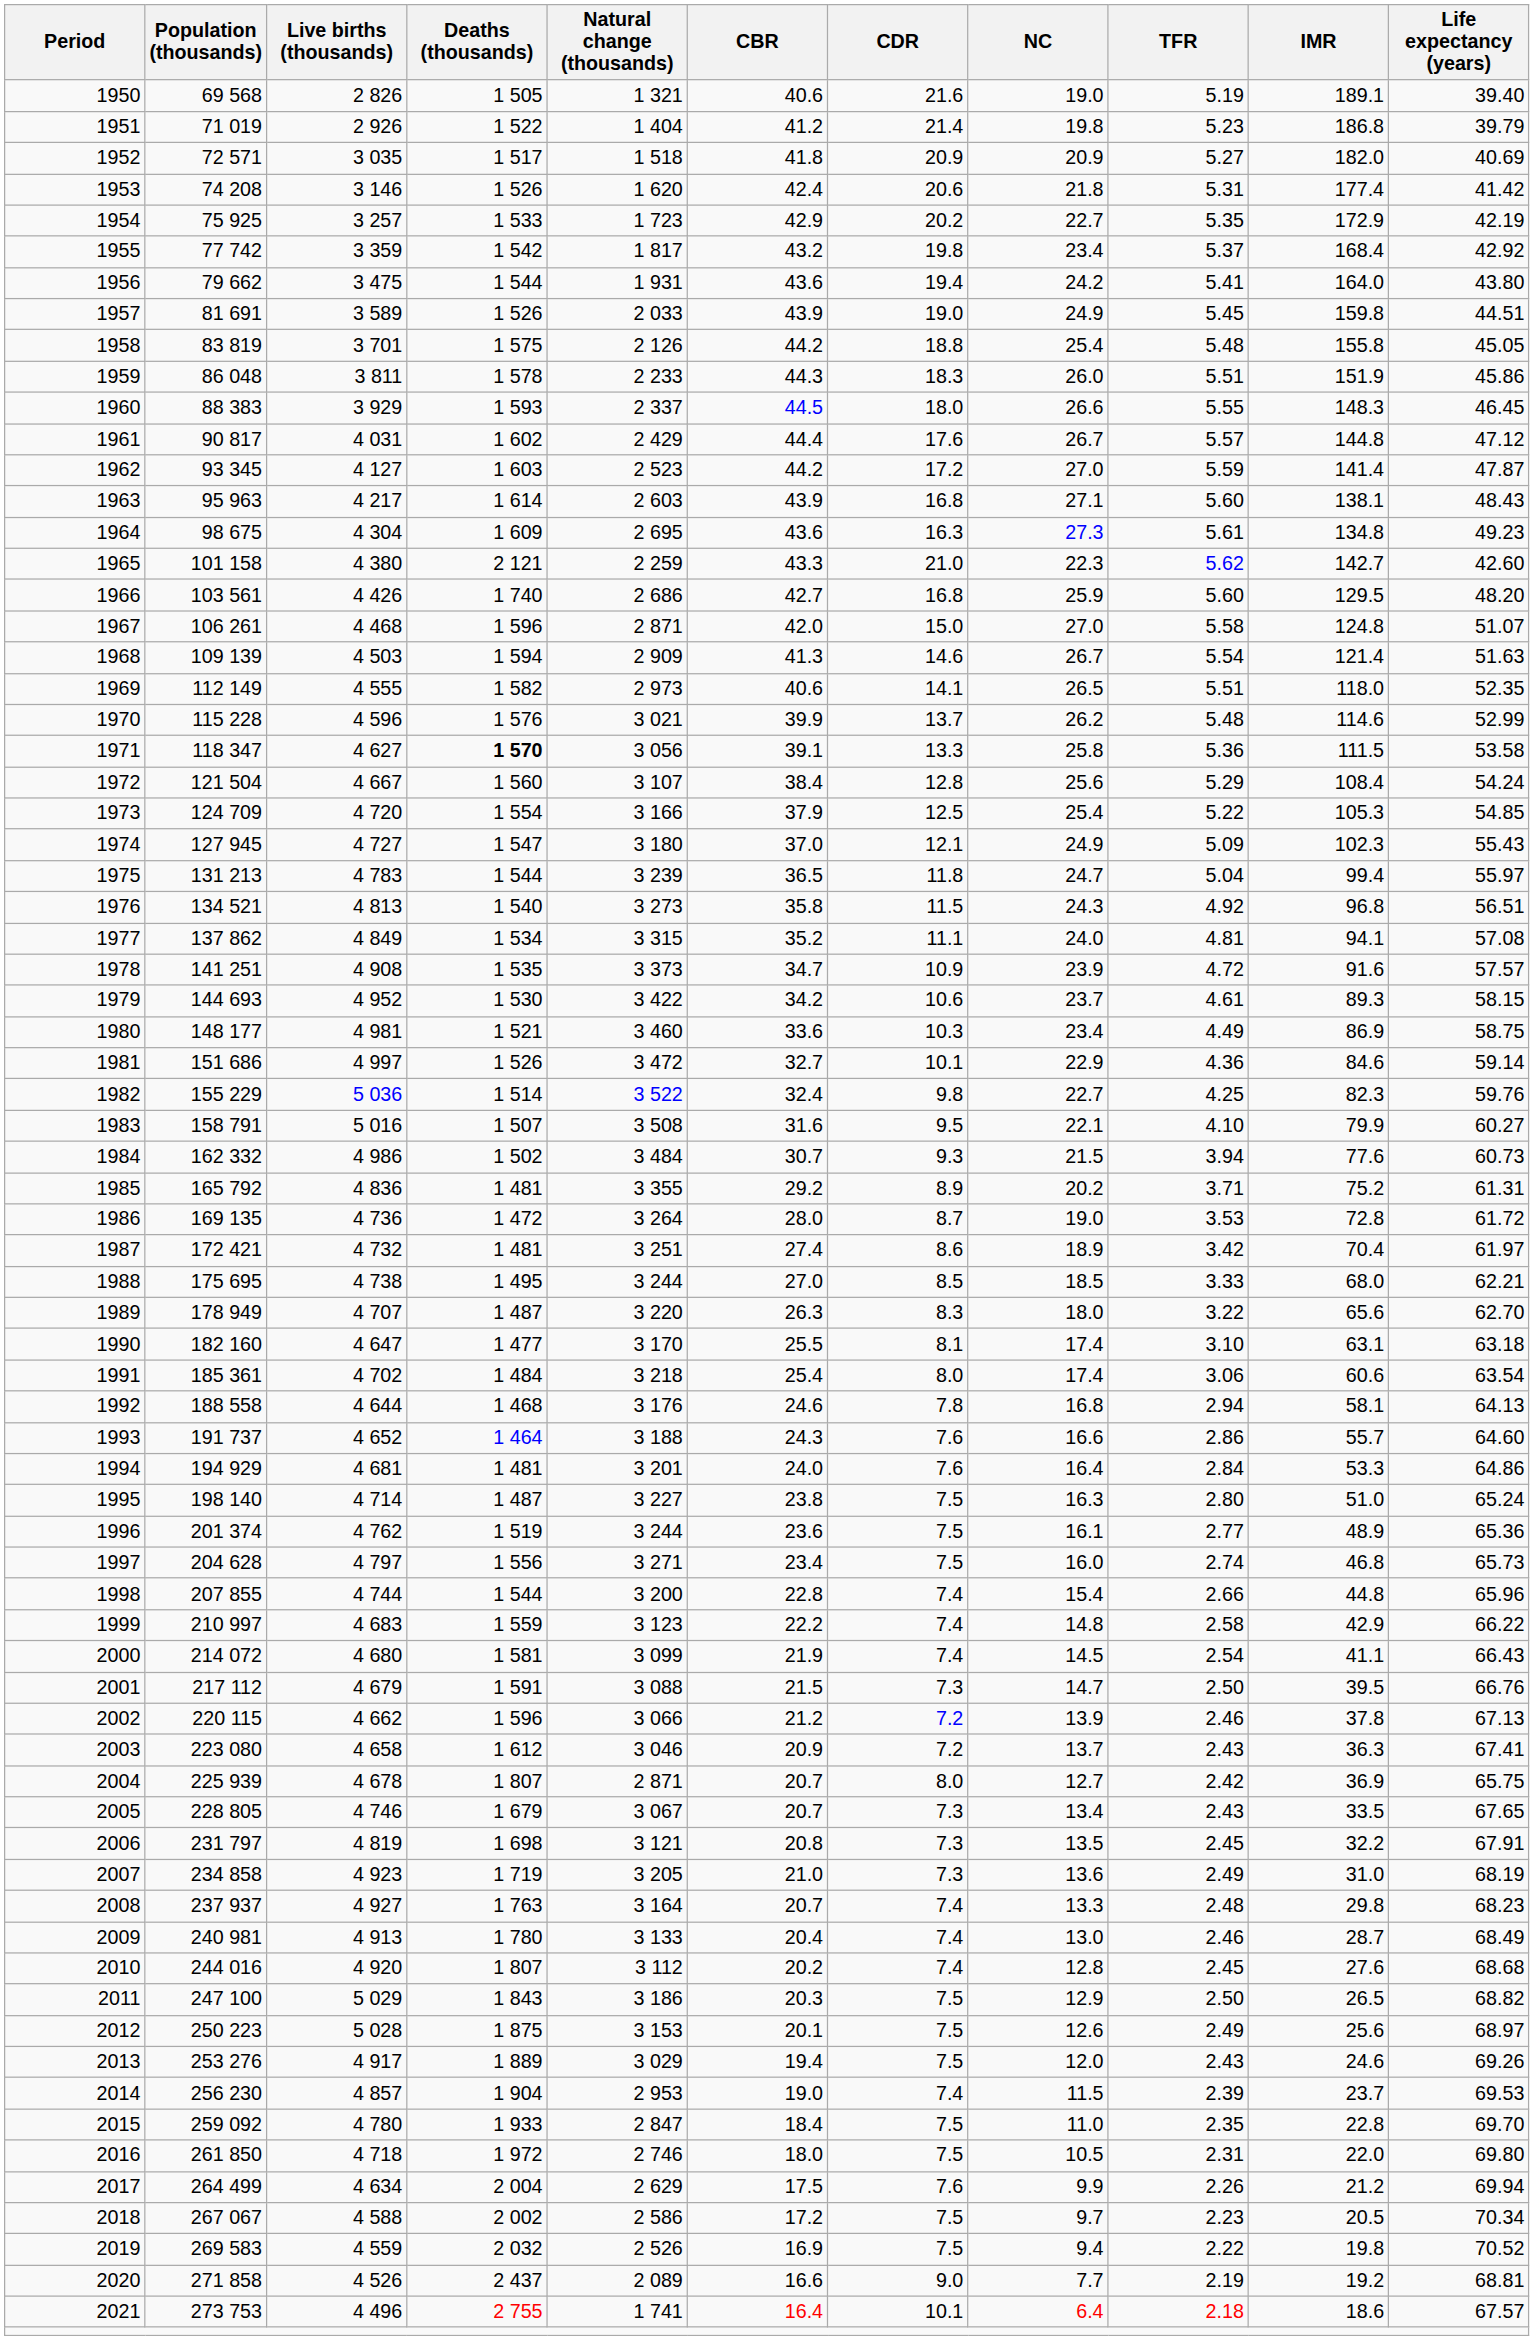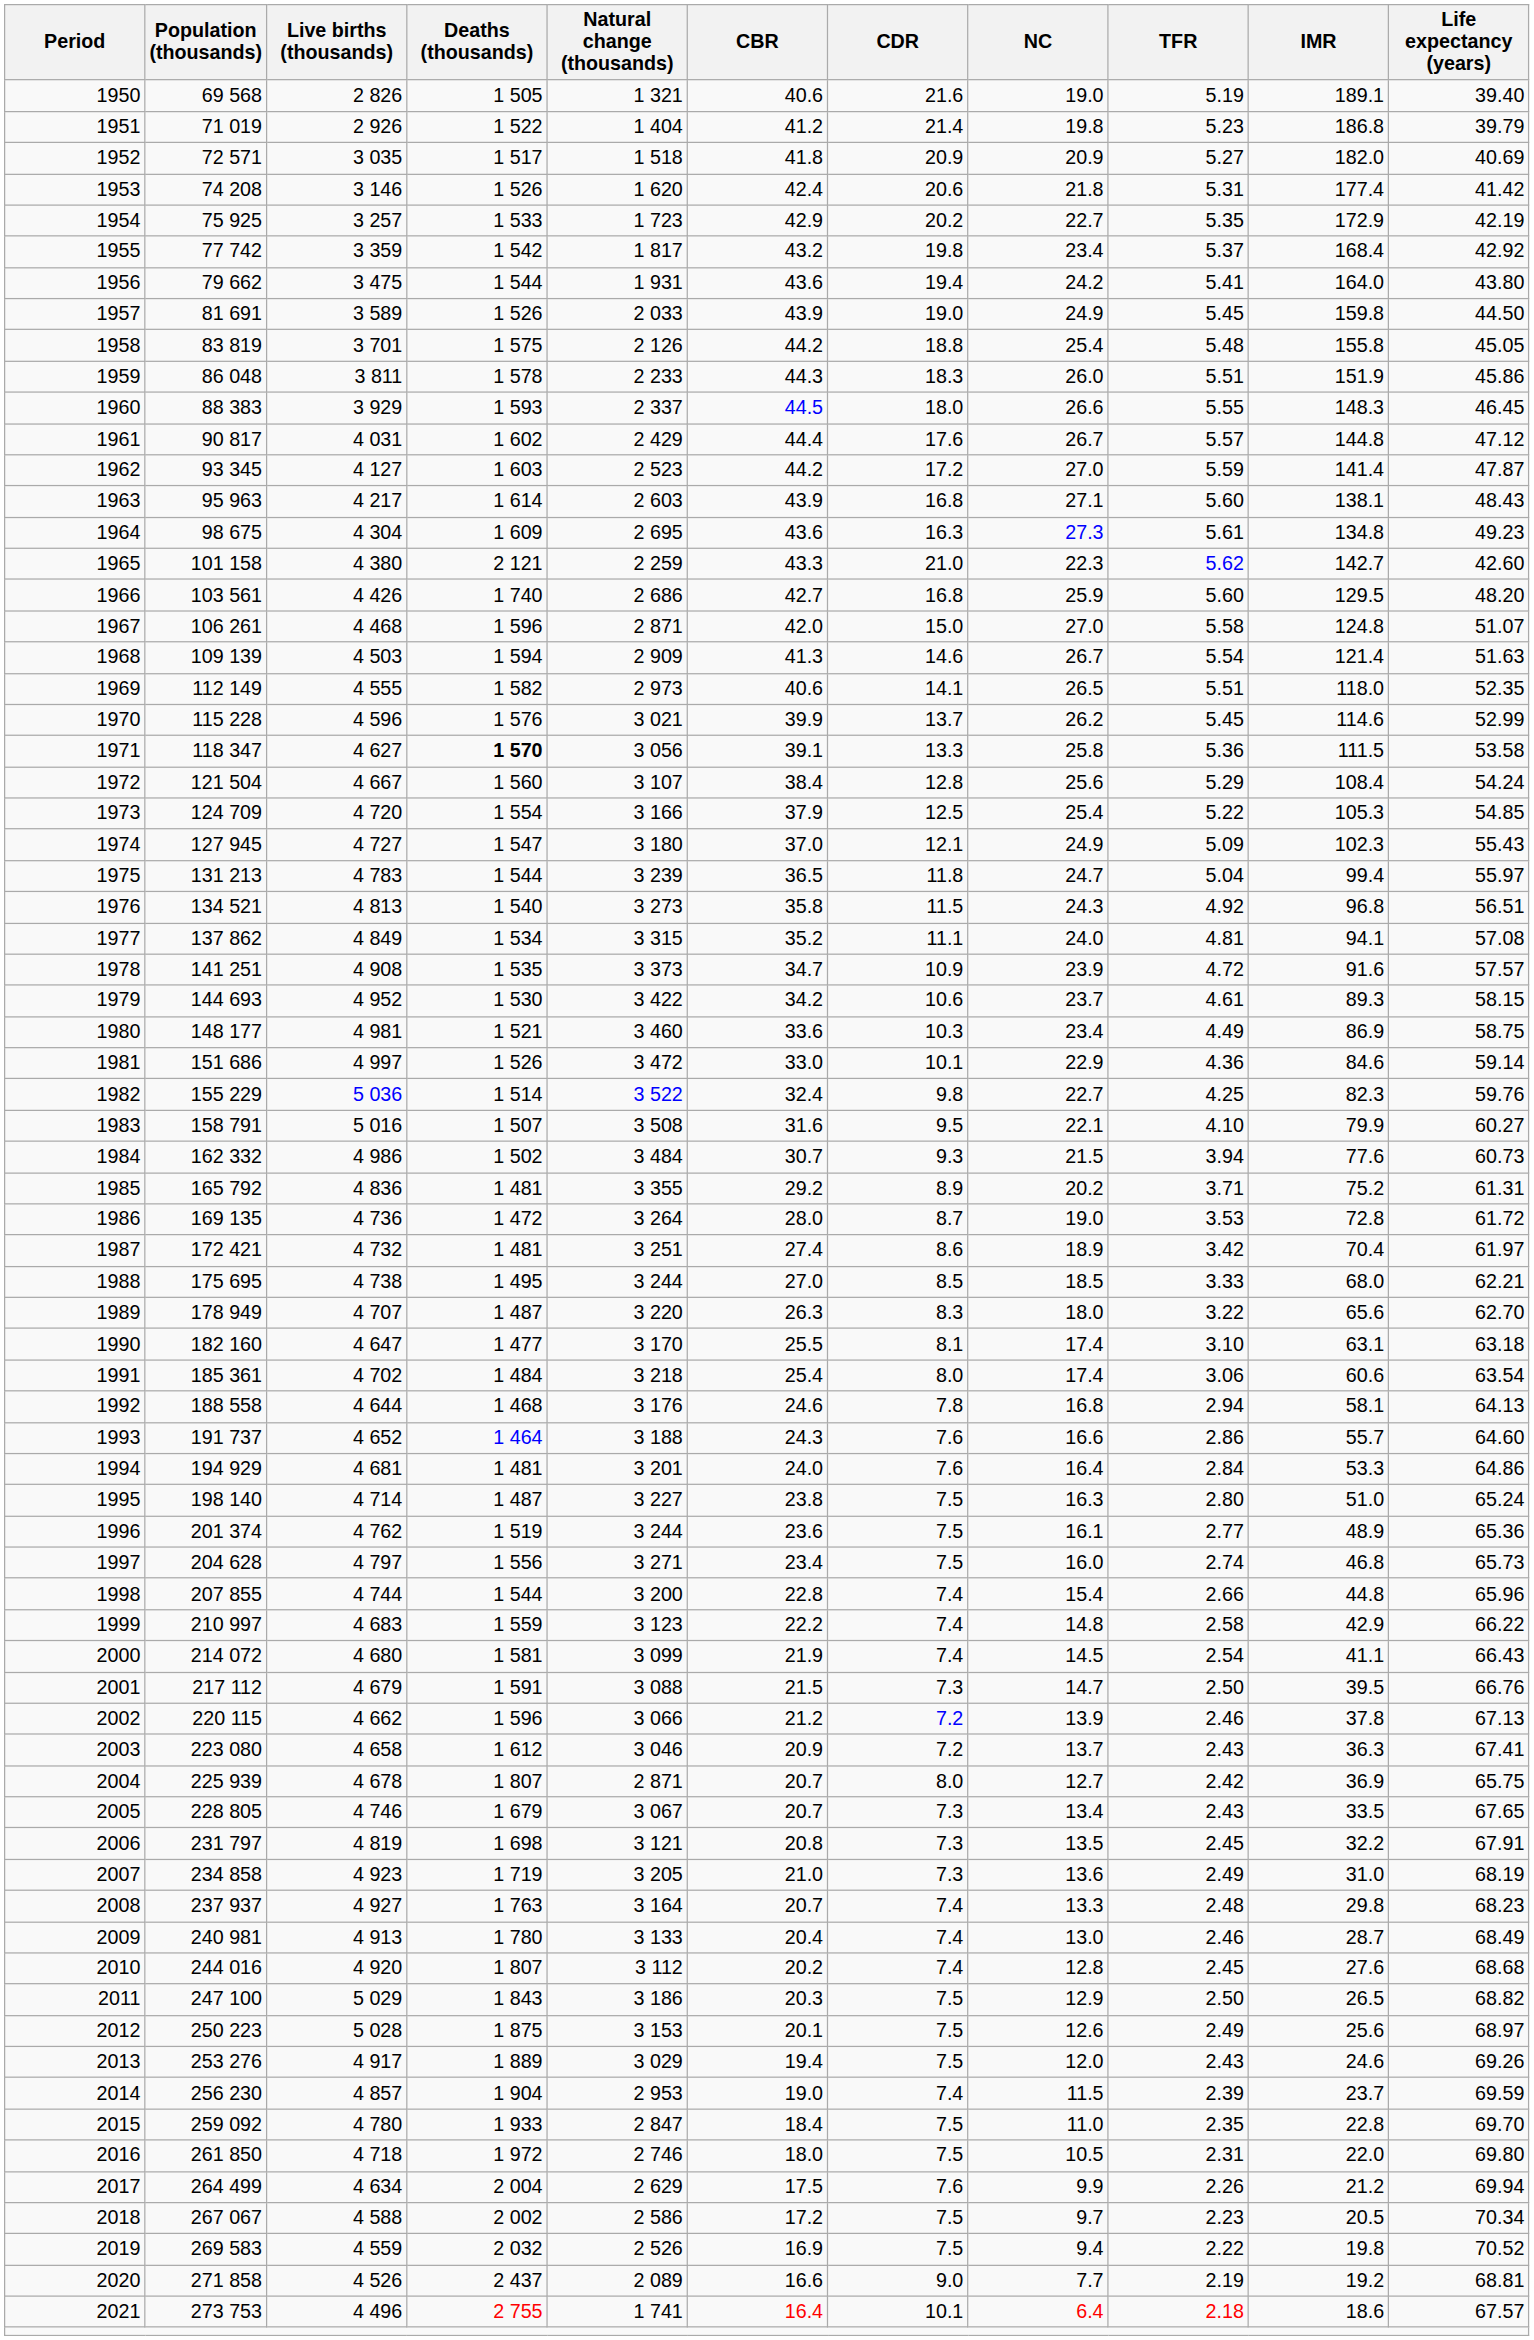(1500, 314) 44.51 -> (1500, 314) 44.50
(1225, 719) 5.48 -> (1225, 719) 5.45
(804, 1063) 32.7 -> (804, 1063) 33.0
(1500, 2093) 69.53 -> (1500, 2093) 69.59
